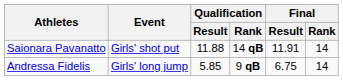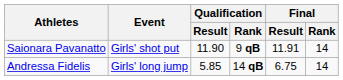(210, 49) 11.88 -> (210, 49) 11.90
(248, 49) 14 qB -> (248, 49) 9 qB
(248, 67) 9 qB -> (248, 67) 14 qB
